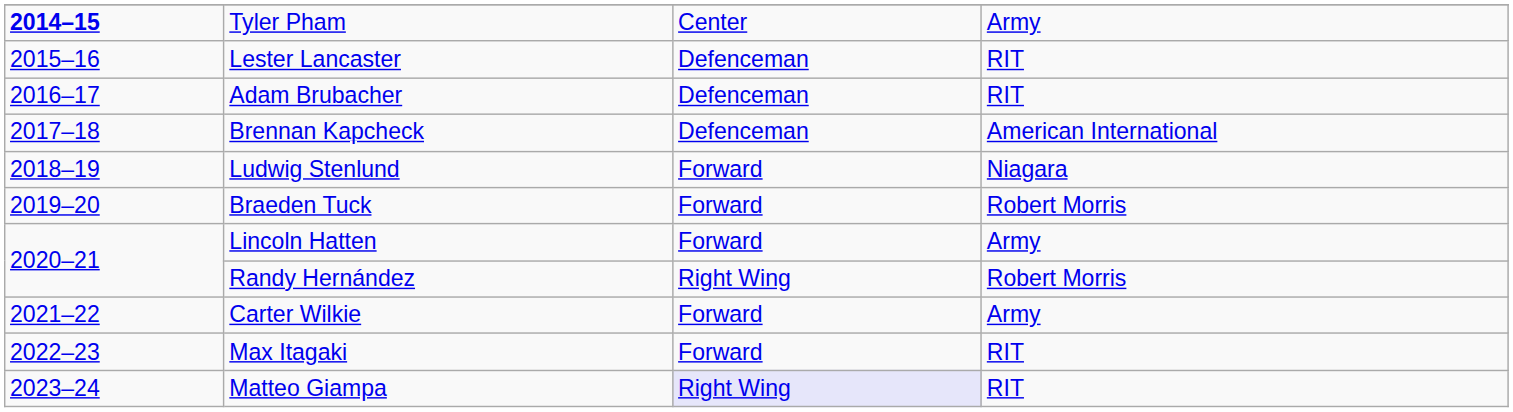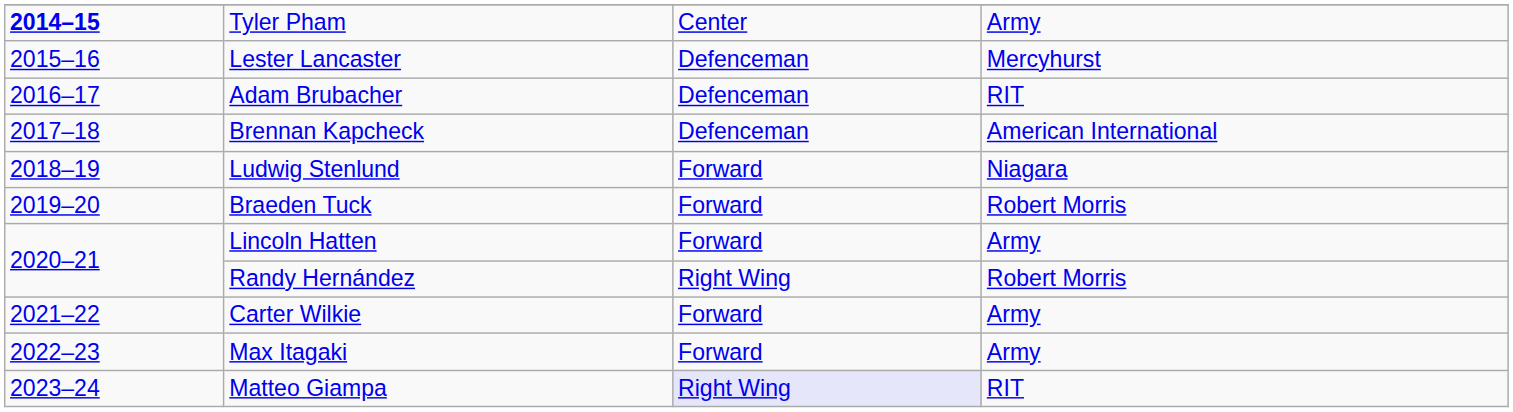(1005, 59) RIT -> (1044, 59) Mercyhurst
(1005, 351) RIT -> (1014, 351) Army
